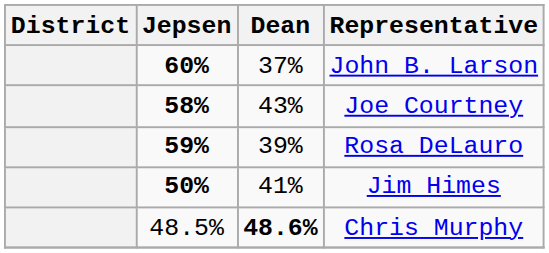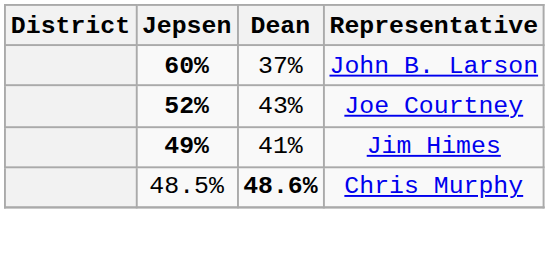(187, 106) 58% -> (187, 106) 52%
- row: (434, 147)
(187, 187) 50% -> (187, 147) 49%
